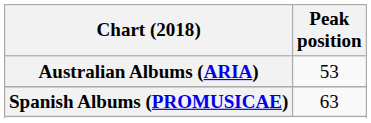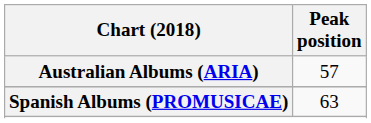(329, 71) 53 -> (329, 71) 57
